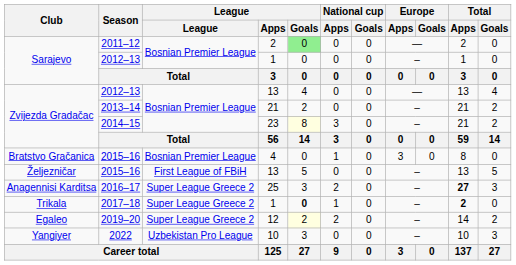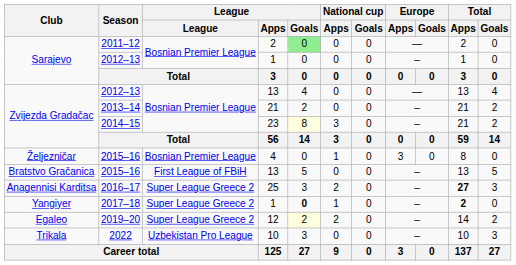(51, 156) Bratstvo Gračanica -> (51, 156) Željezničar
(51, 172) Željezničar -> (51, 172) Bratstvo Gračanica
(51, 204) Trikala -> (51, 204) Yangiyer
(51, 236) Yangiyer -> (51, 236) Trikala
